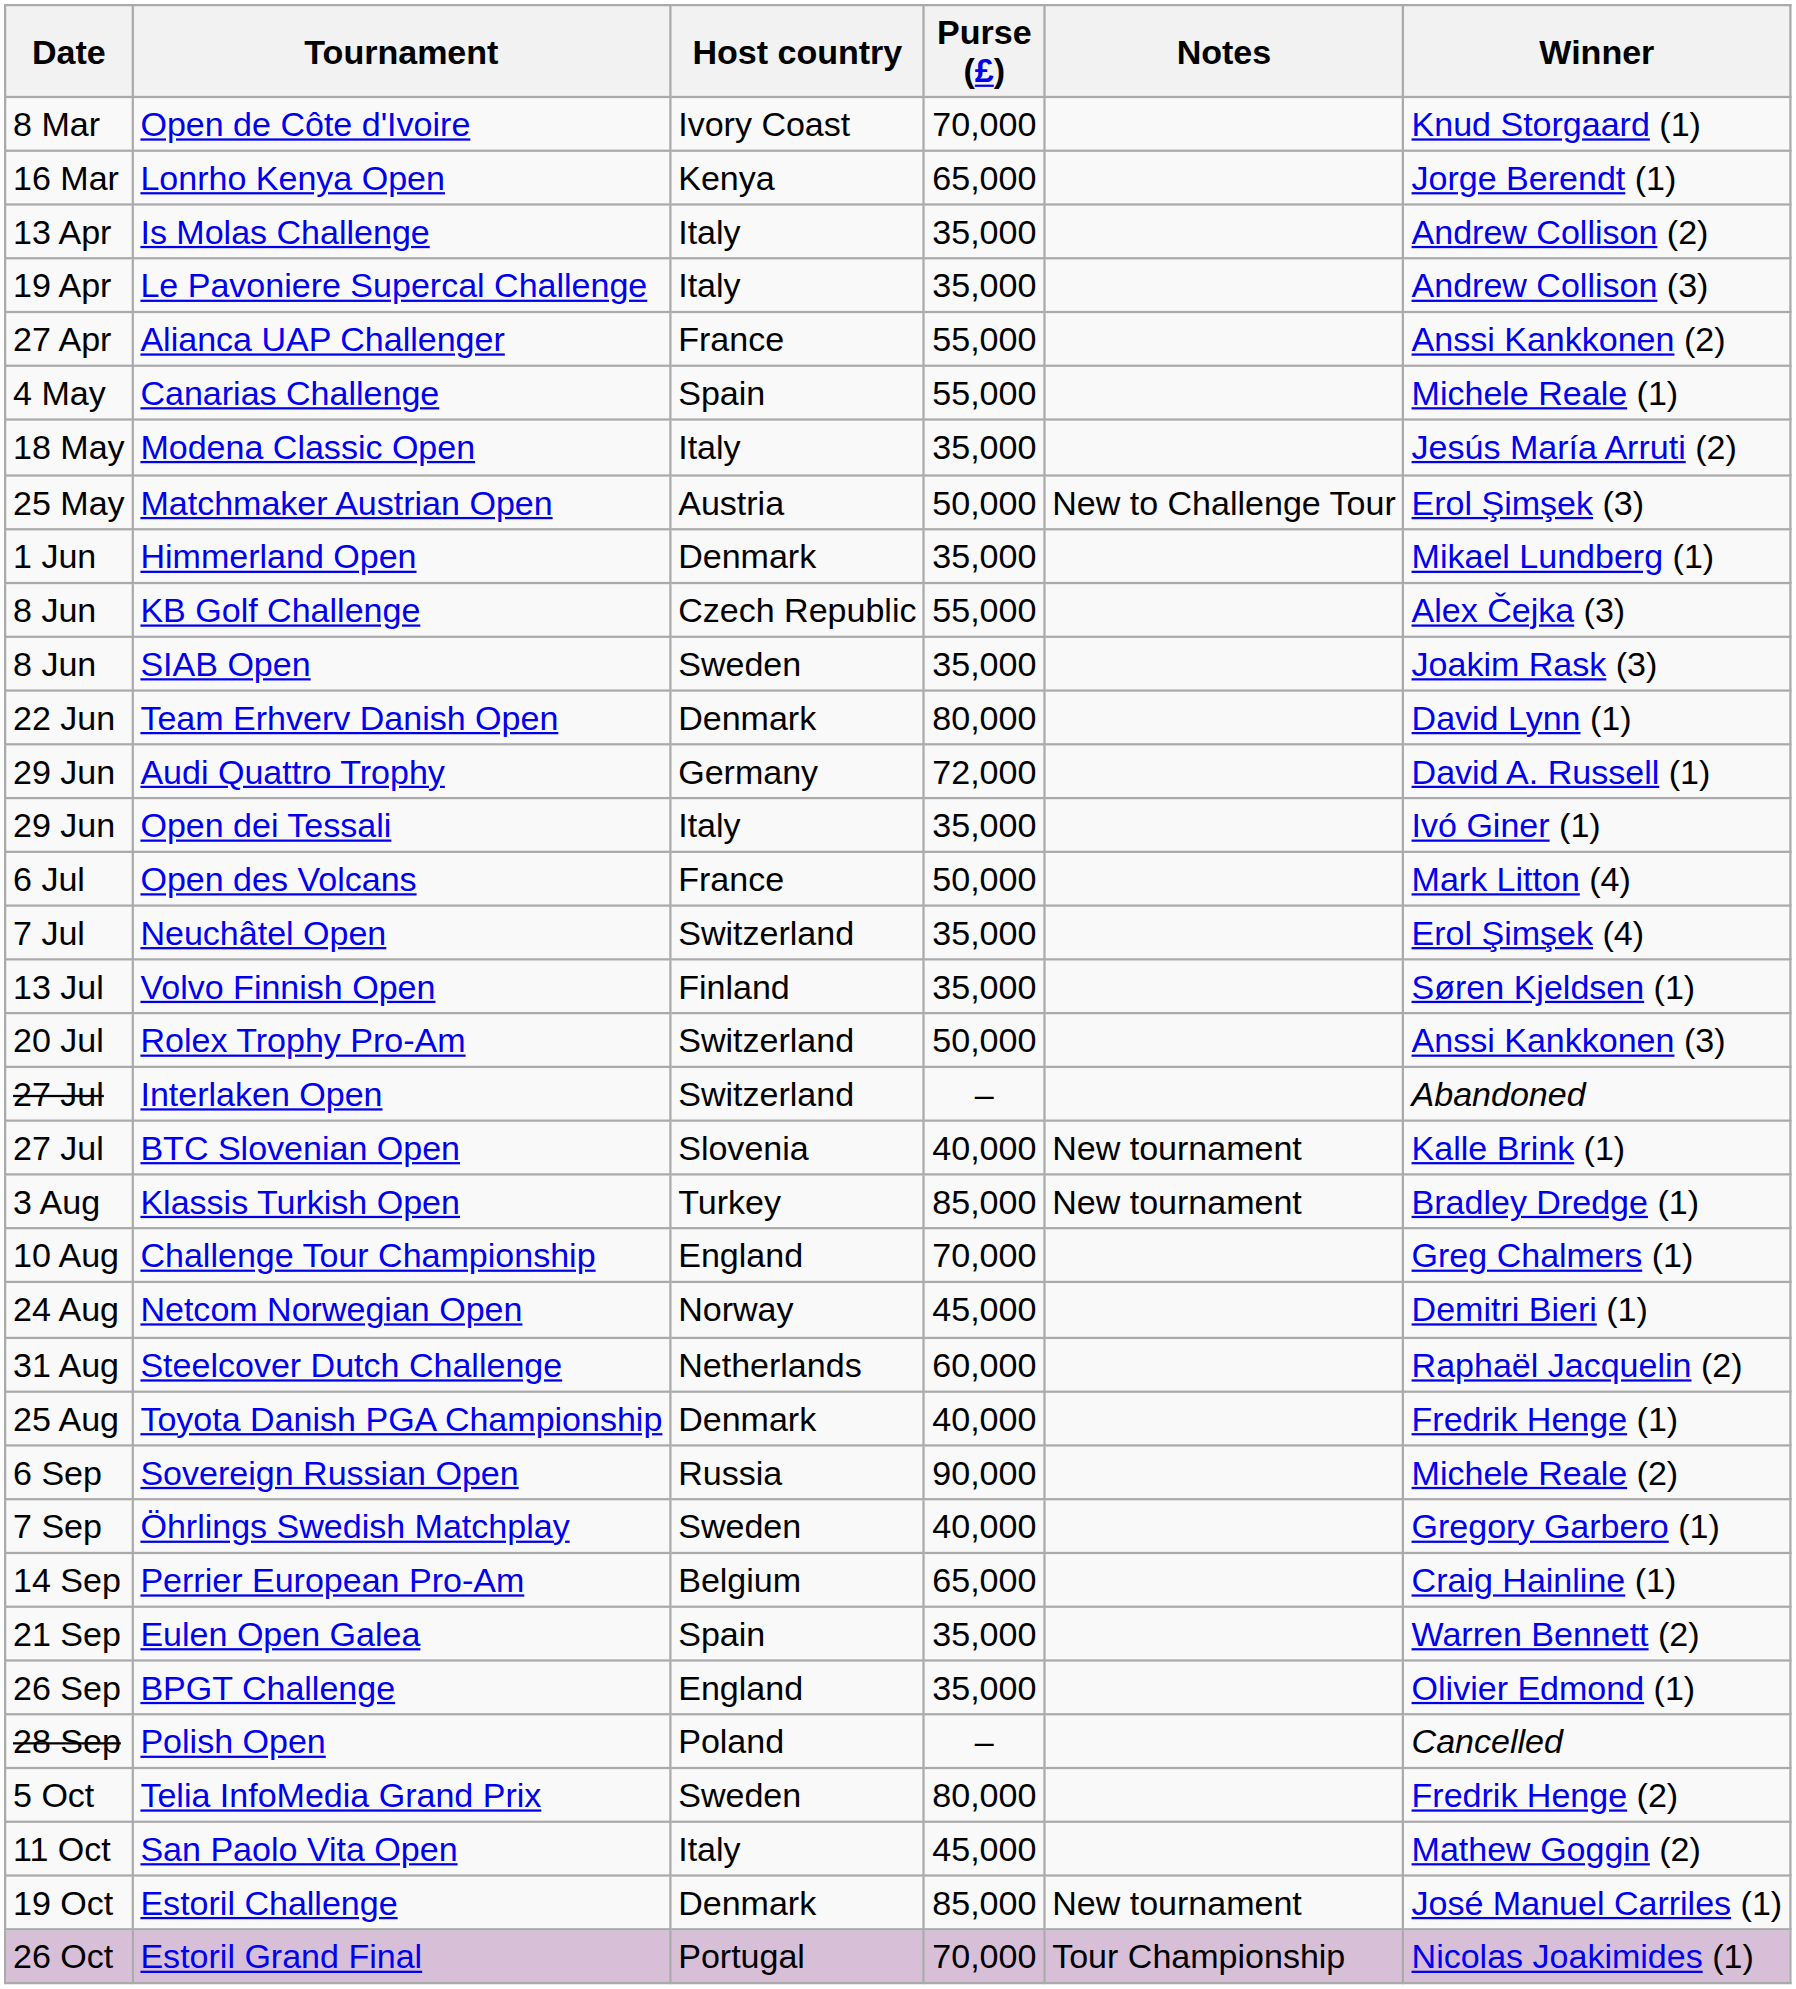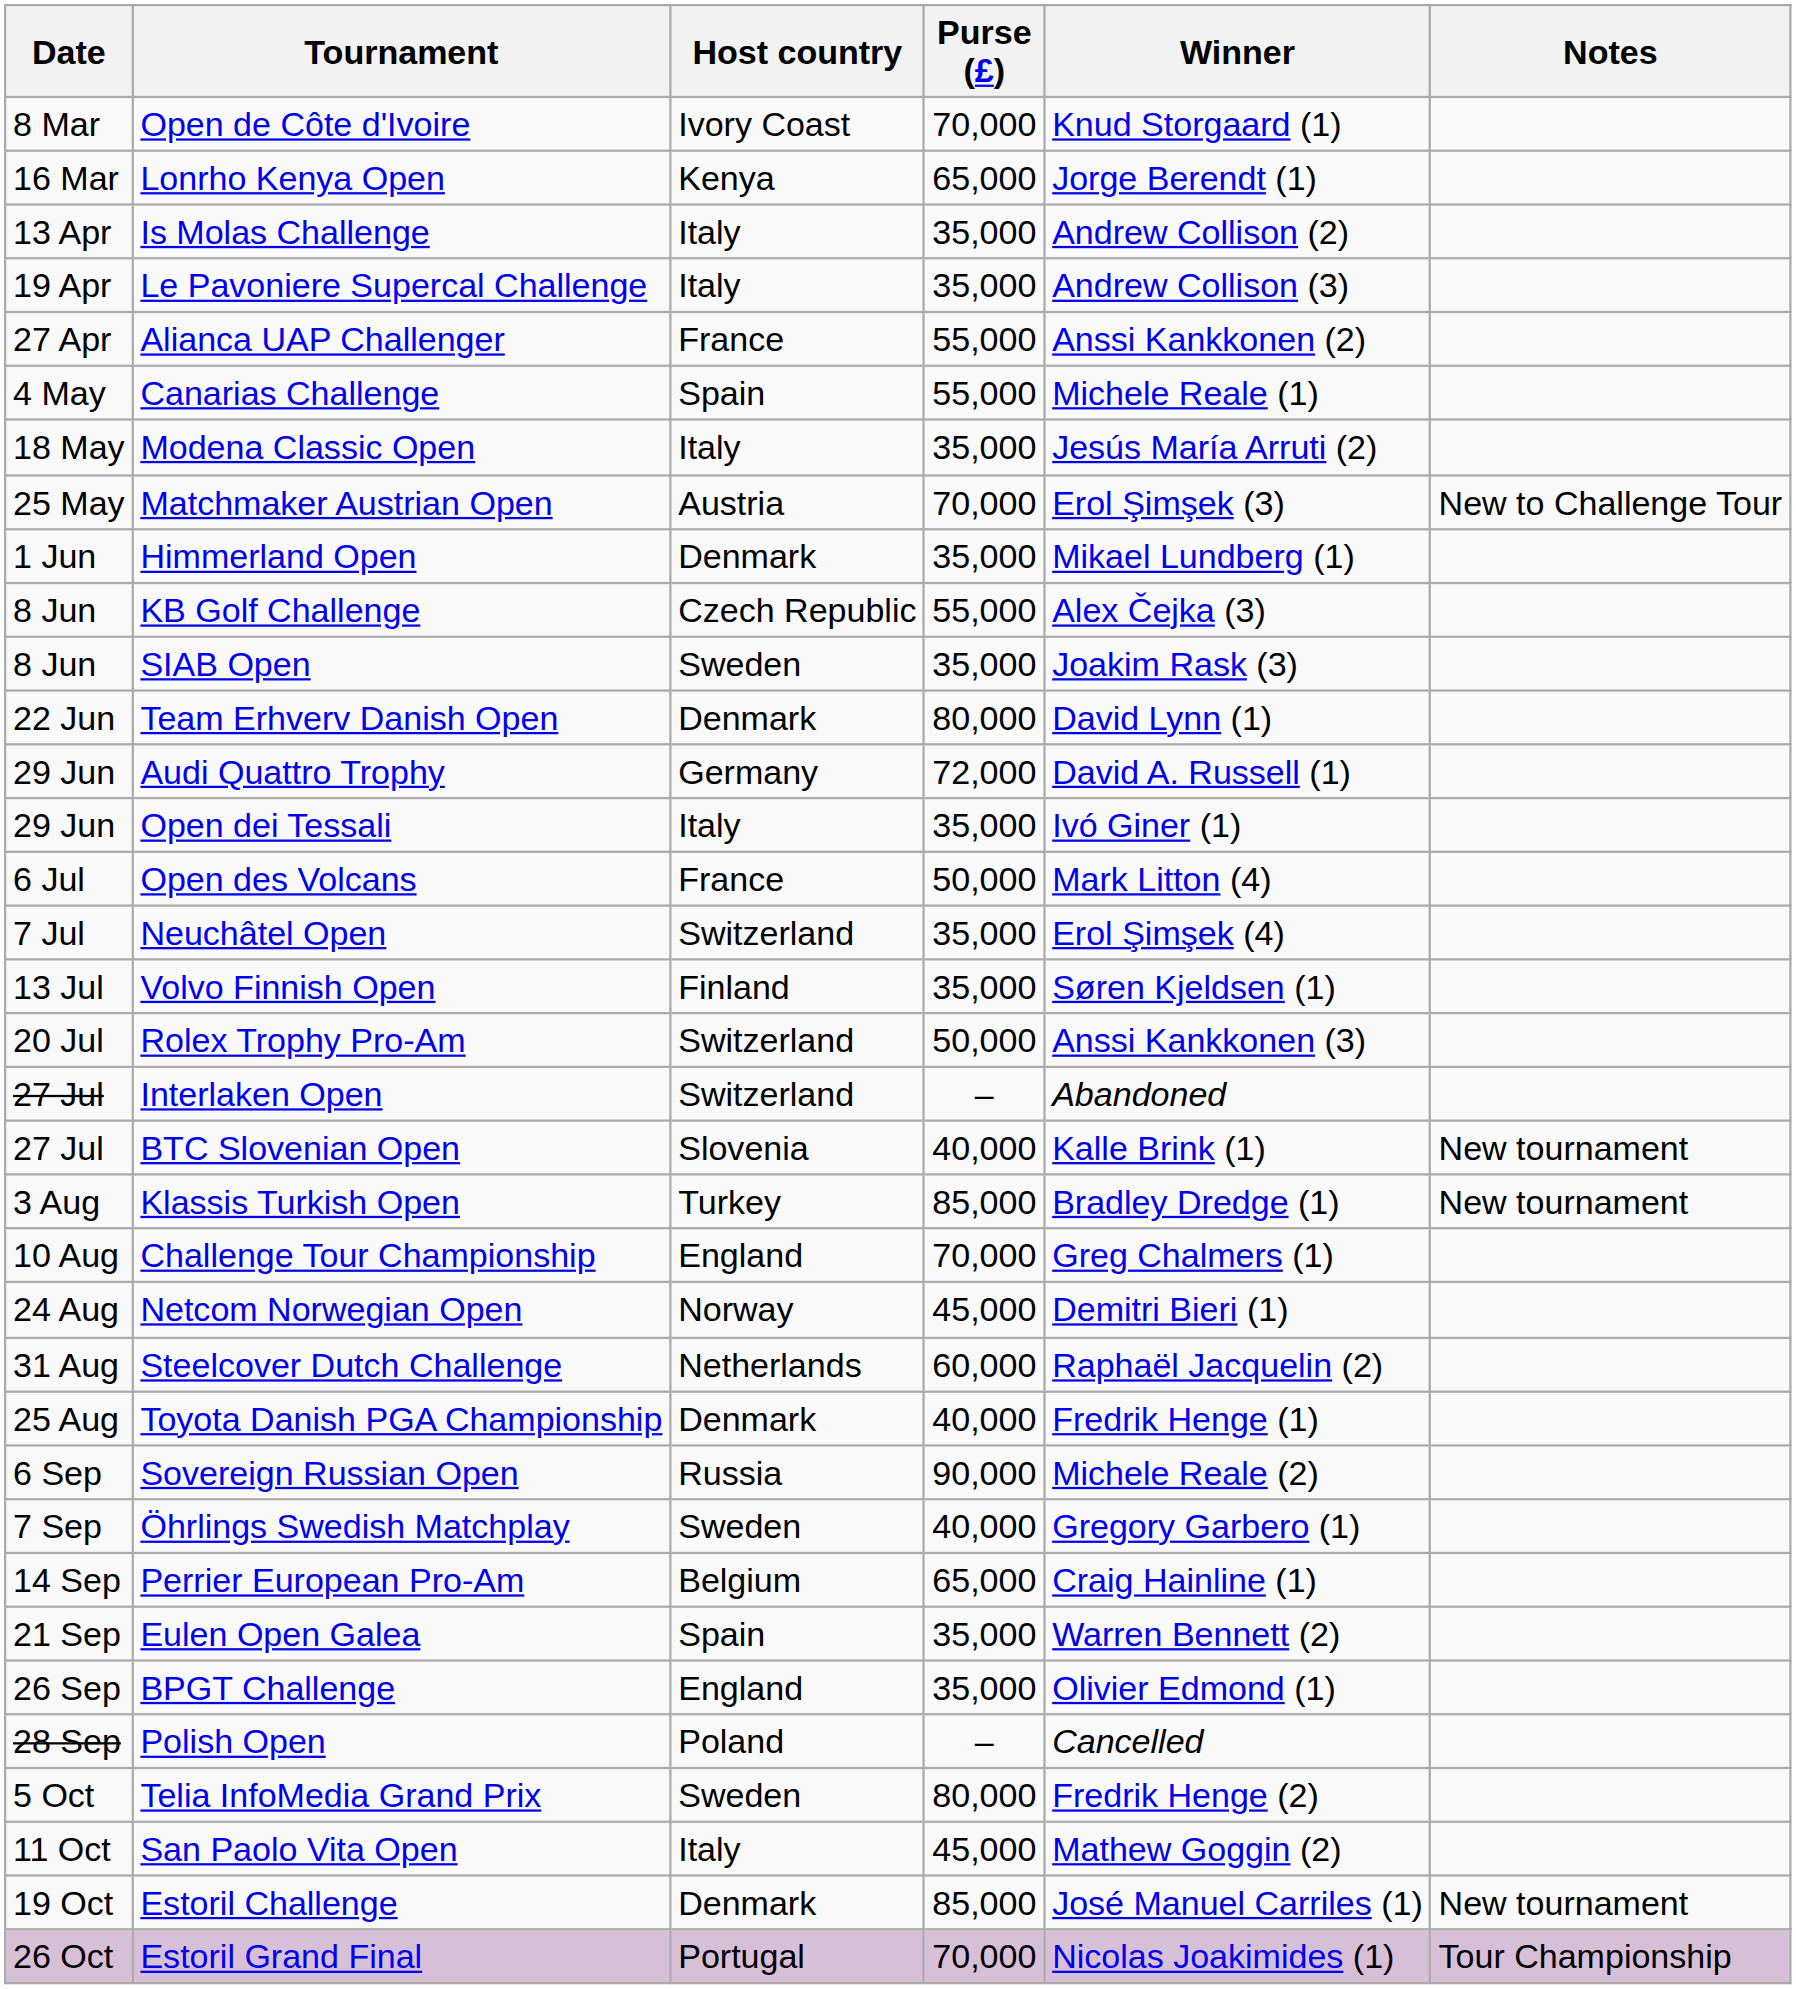columns swapped: (1597, 51) <-> (1224, 51)
(984, 502) 50,000 -> (984, 502) 70,000
